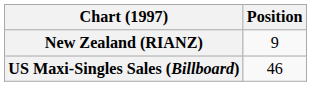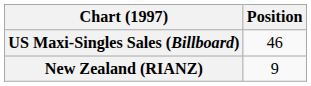rows swapped: (124, 42) <-> (124, 68)
